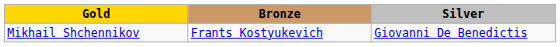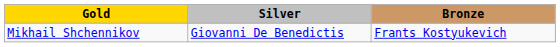columns swapped: (463, 14) <-> (280, 14)
